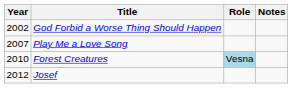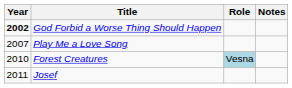(18, 28) normal -> (18, 28) bold
(18, 75) 2012 -> (17, 75) 2011
